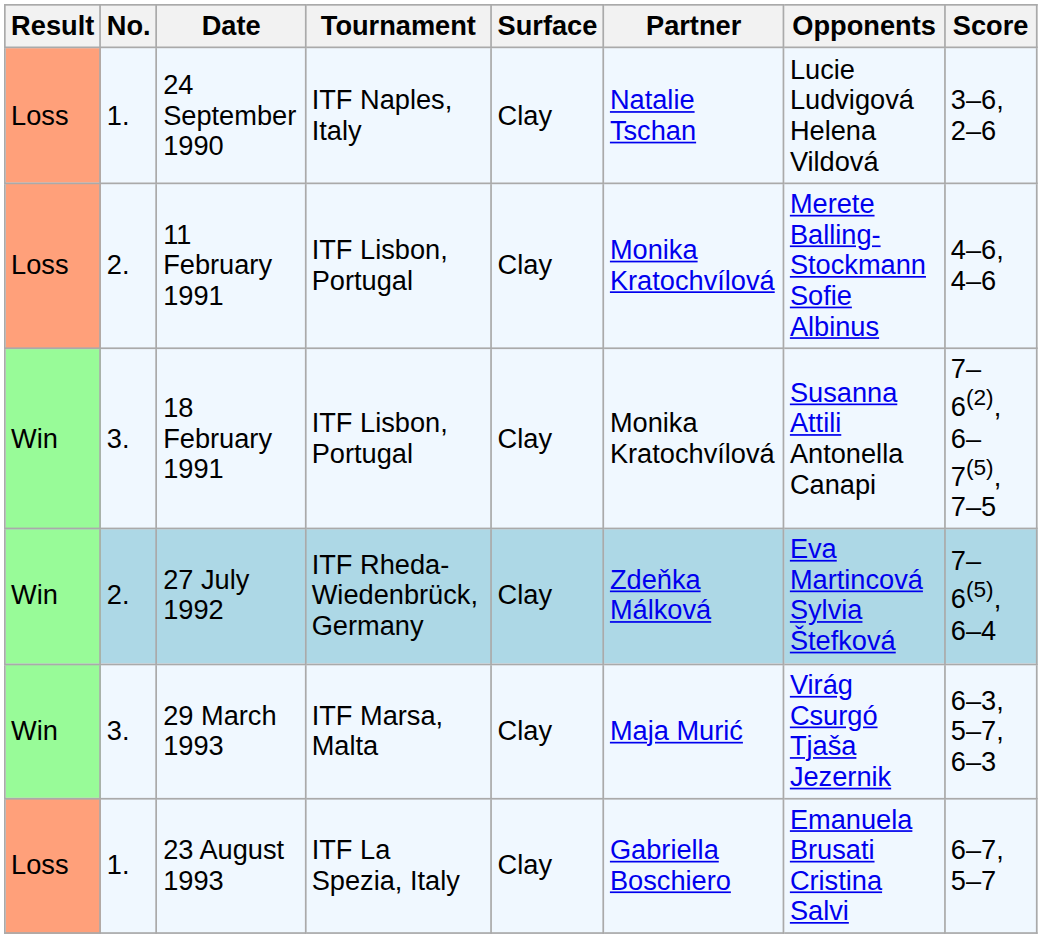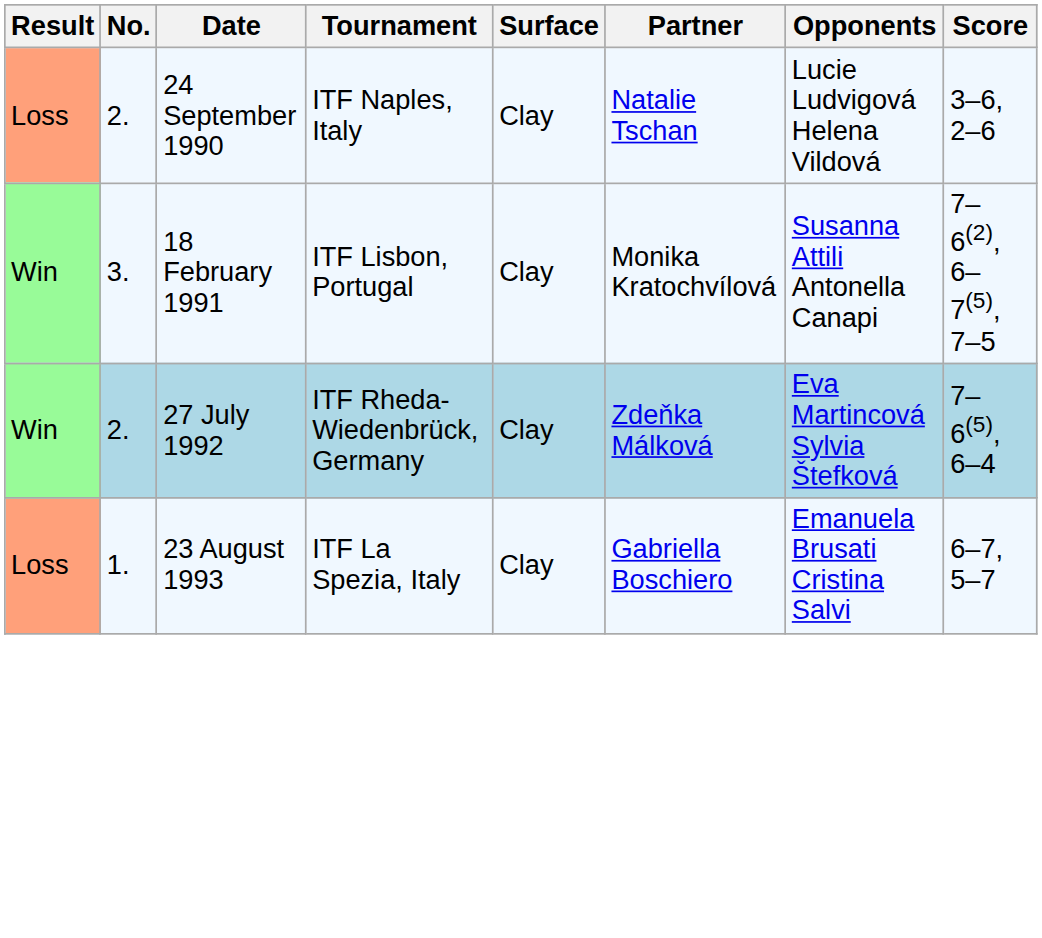(118, 115) 1. -> (118, 115) 2.
- row: (218, 265)
- row: (220, 730)
